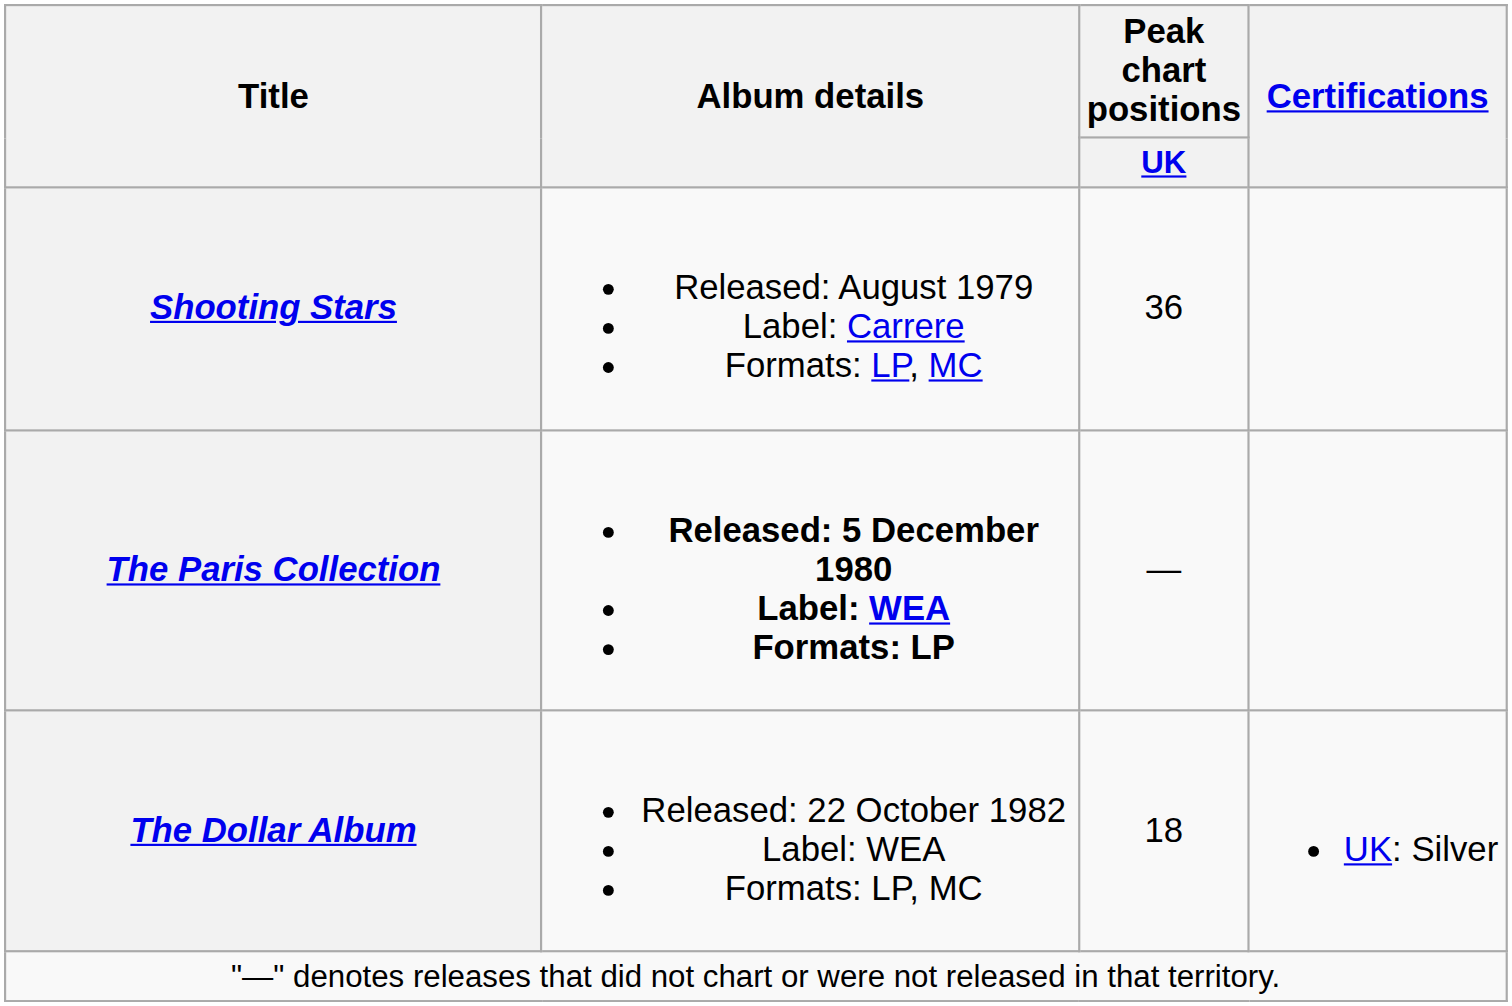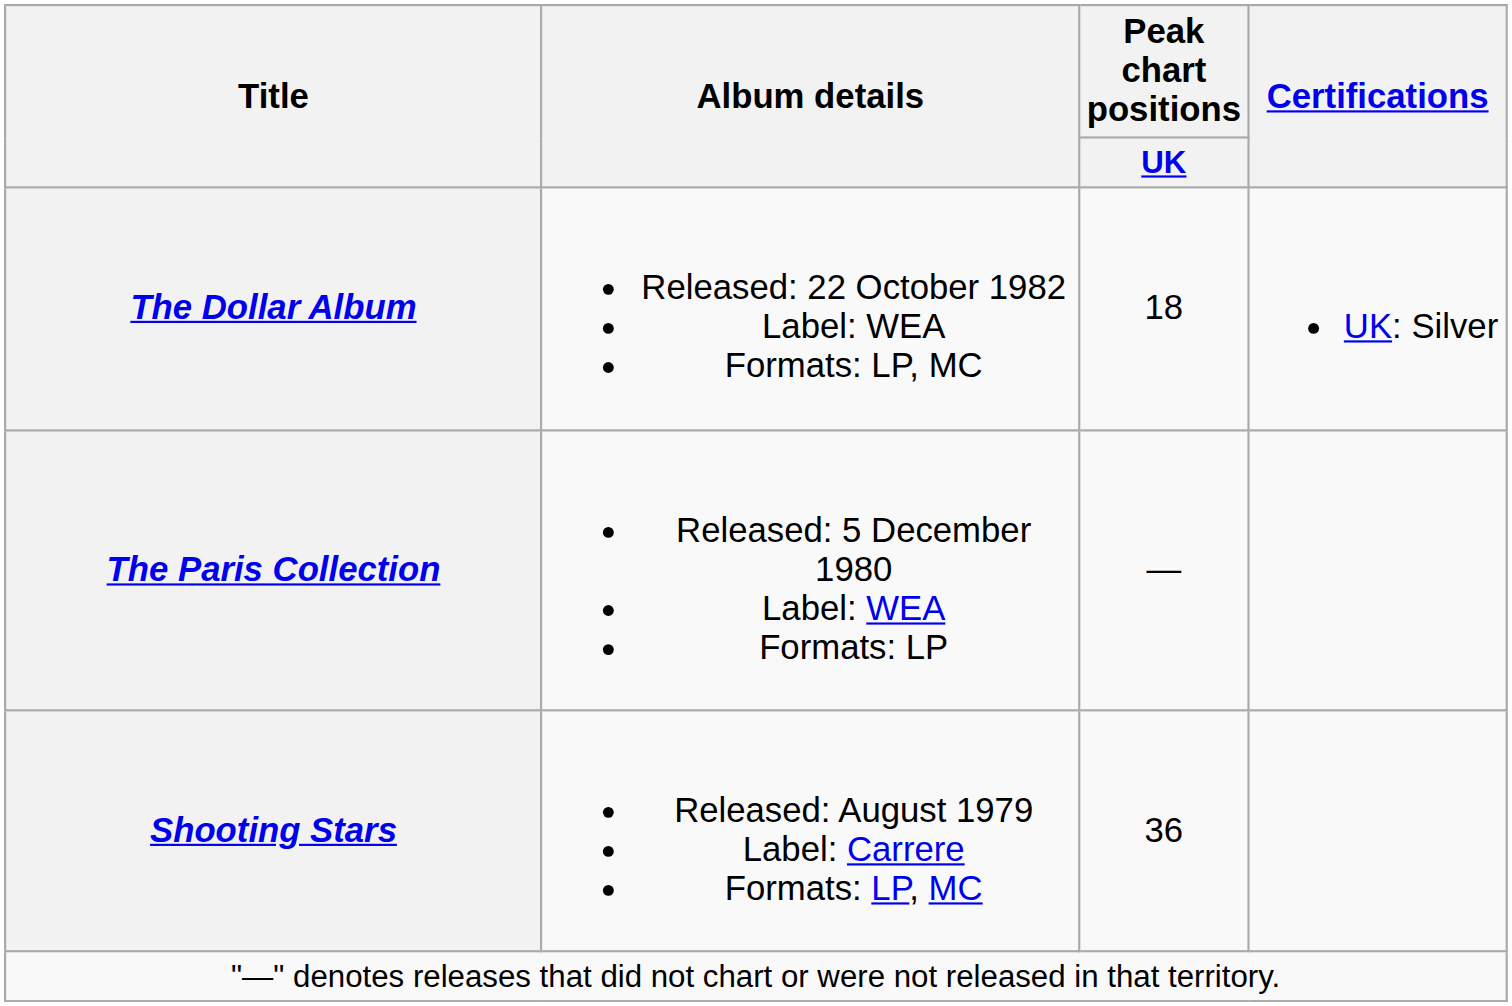rows swapped: (273, 307) <-> (273, 830)
(810, 589) bold -> (810, 589) normal
